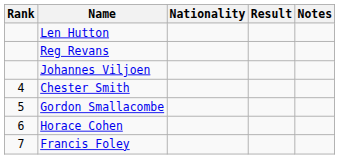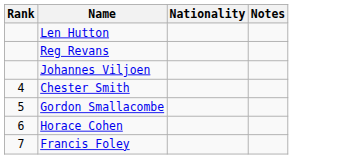- column: (271, 14)
